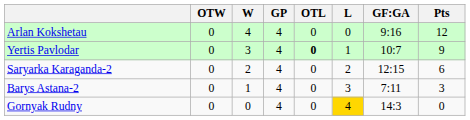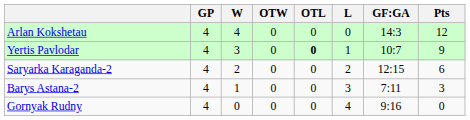columns swapped: (279, 13) <-> (211, 13)
(391, 32) 9:16 -> (391, 32) 14:3
(348, 106) gold background -> (348, 106) no background
(391, 106) 14:3 -> (391, 106) 9:16
